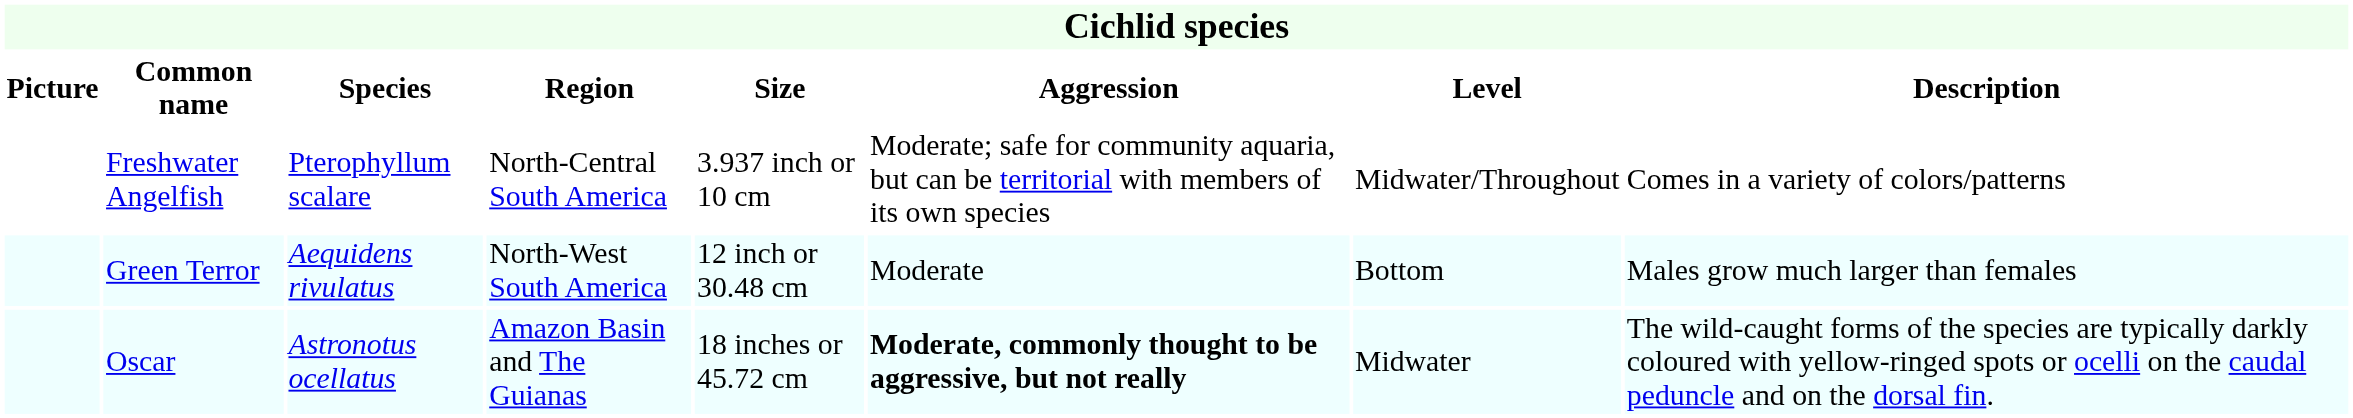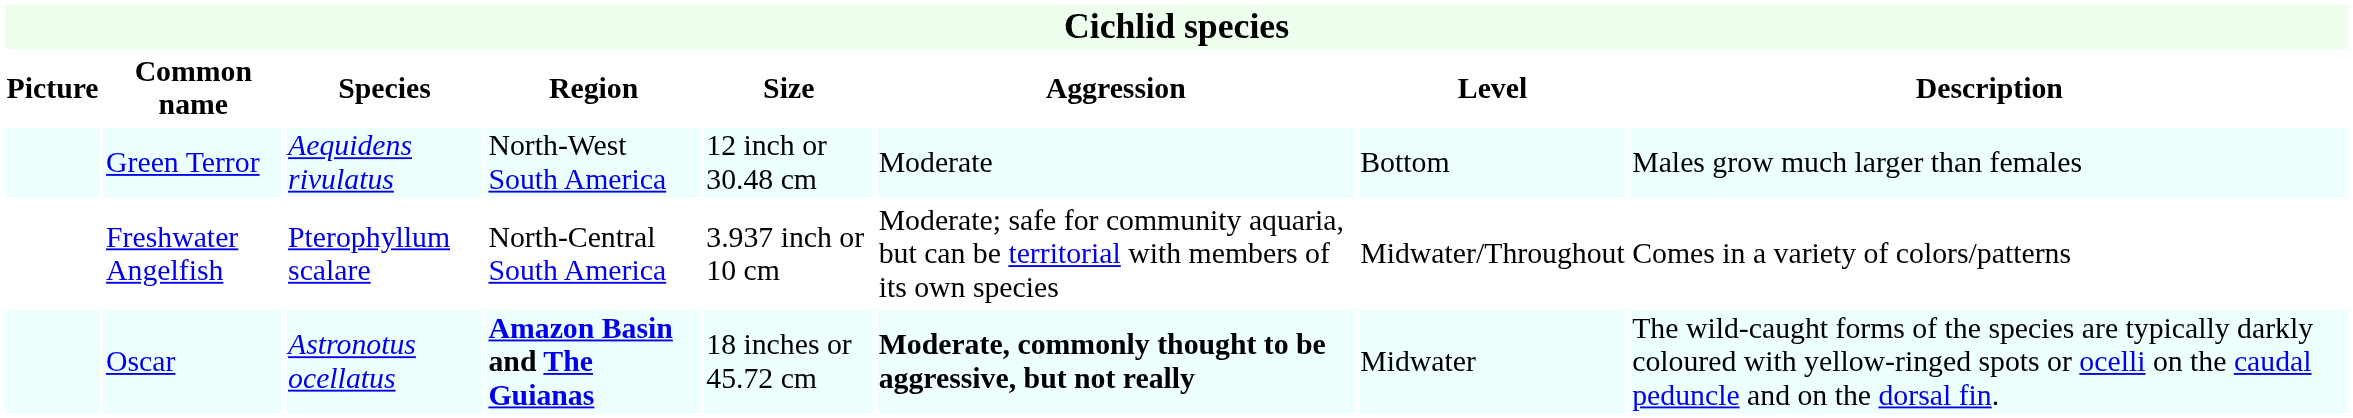rows swapped: (183, 270) <-> (172, 179)
(577, 361) normal -> (581, 361) bold
